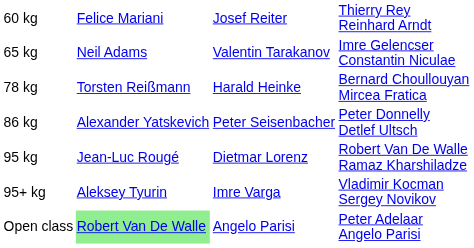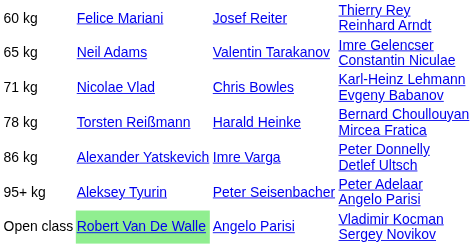+ row: (21, 87)
(274, 122) Peter Seisenbacher -> (247, 157) Imre Varga
- row: (21, 157)
(247, 192) Imre Varga -> (274, 192) Peter Seisenbacher
(391, 192) Vladimir Kocman Sergey Novikov -> (381, 192) Peter Adelaar Angelo Parisi
(381, 227) Peter Adelaar Angelo Parisi -> (391, 227) Vladimir Kocman Sergey Novikov
